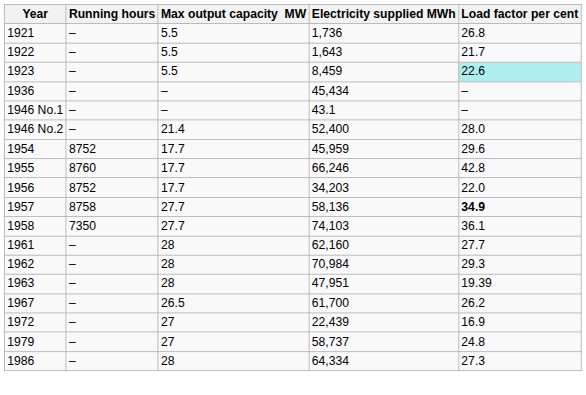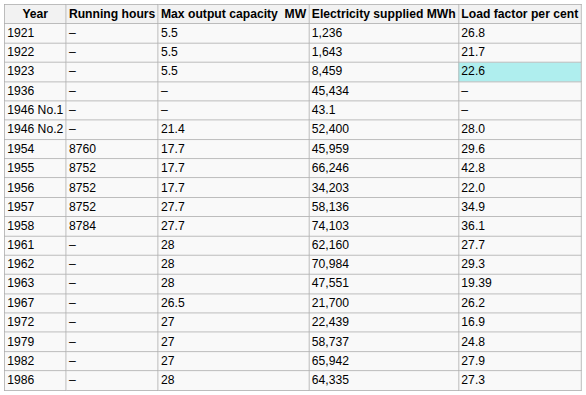(327, 33) 1,736 -> (327, 33) 1,236
(82, 149) 8752 -> (82, 149) 8760
(82, 168) 8760 -> (82, 168) 8752
(82, 206) 8758 -> (82, 206) 8752
(473, 206) bold -> (473, 206) normal
(82, 226) 7350 -> (82, 226) 8784
(330, 284) 47,951 -> (330, 284) 47,551
(330, 303) 61,700 -> (330, 303) 21,700
+ row: (21, 361)
(330, 361) 64,334 -> (330, 380) 64,335
